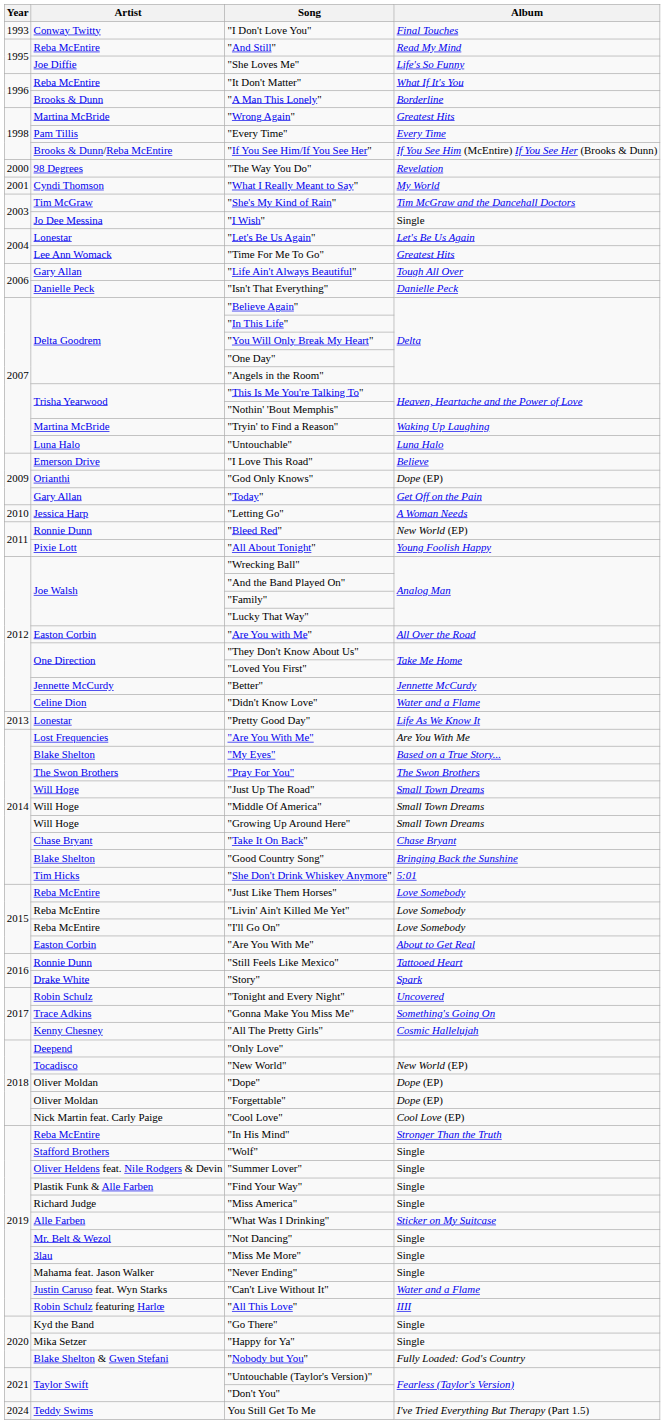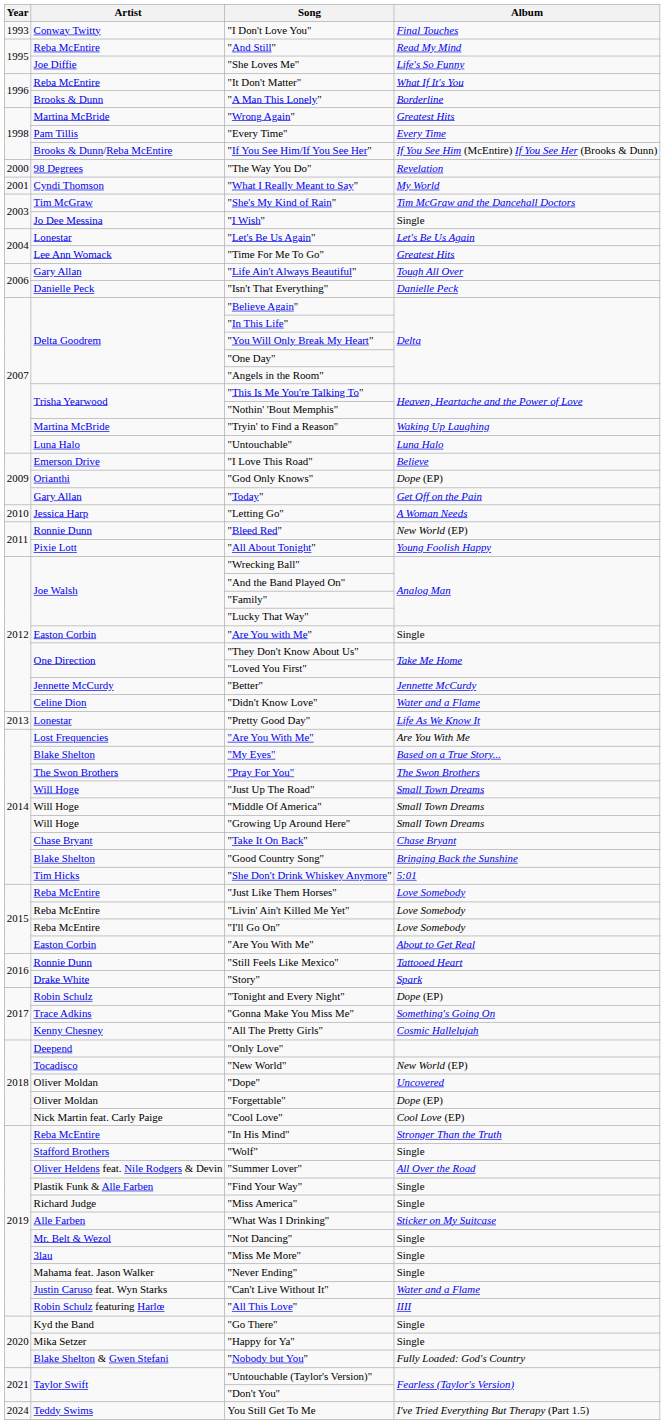(436, 634) All Over the Road -> (411, 634) Single
(420, 996) Uncovered -> (420, 996) Dope (EP)
(420, 1082) Dope (EP) -> (420, 1082) Uncovered
(411, 1169) Single -> (436, 1169) All Over the Road
